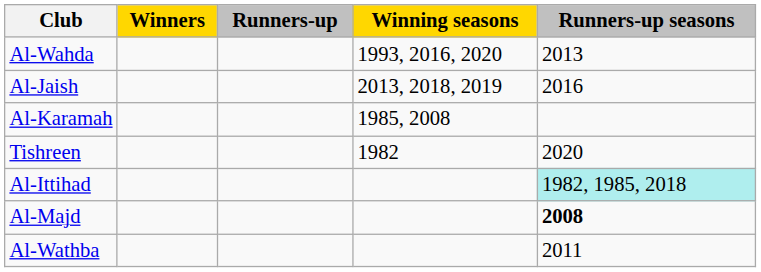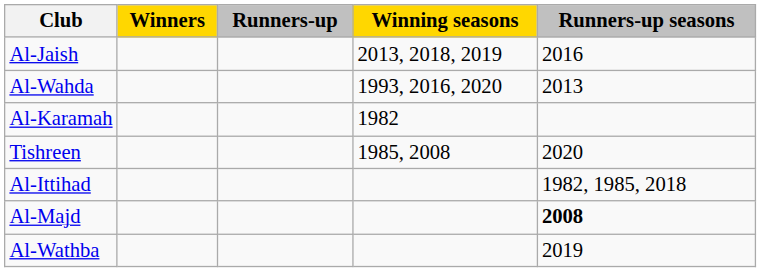rows swapped: (52, 53) <-> (44, 86)
(404, 119) 1985, 2008 -> (378, 119) 1982
(378, 151) 1982 -> (404, 151) 1985, 2008
(614, 184) paleturquoise background -> (614, 184) no background
(562, 250) 2011 -> (563, 250) 2019
